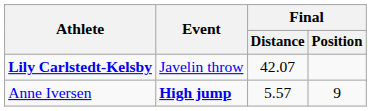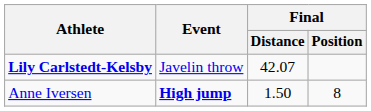(278, 93) 5.57 -> (278, 93) 1.50
(337, 93) 9 -> (337, 93) 8
